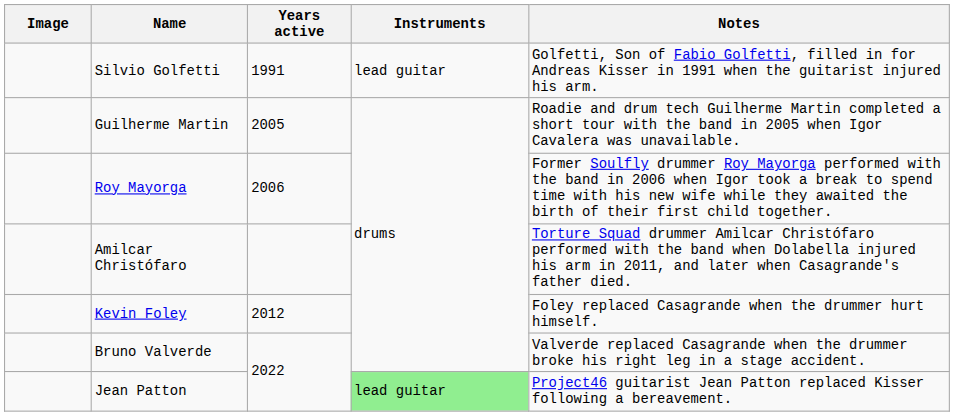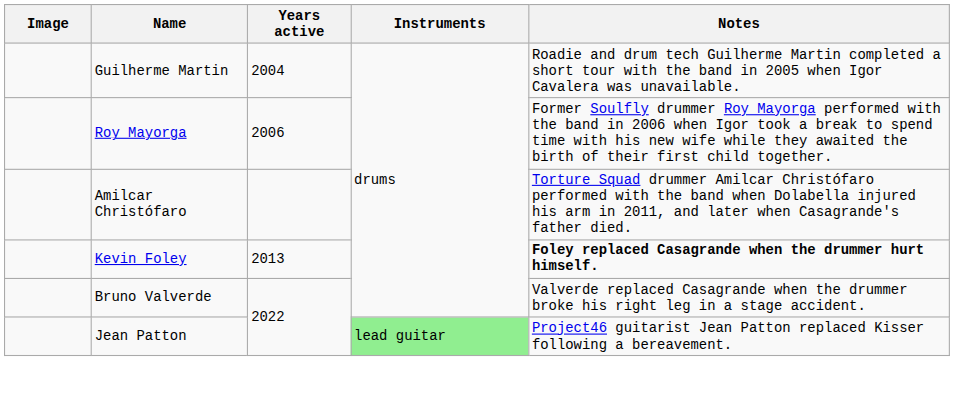- row: (157, 71)
(268, 125) 2005 -> (268, 71) 2004
(268, 314) 2012 -> (268, 259) 2013
(728, 314) normal -> (728, 259) bold
